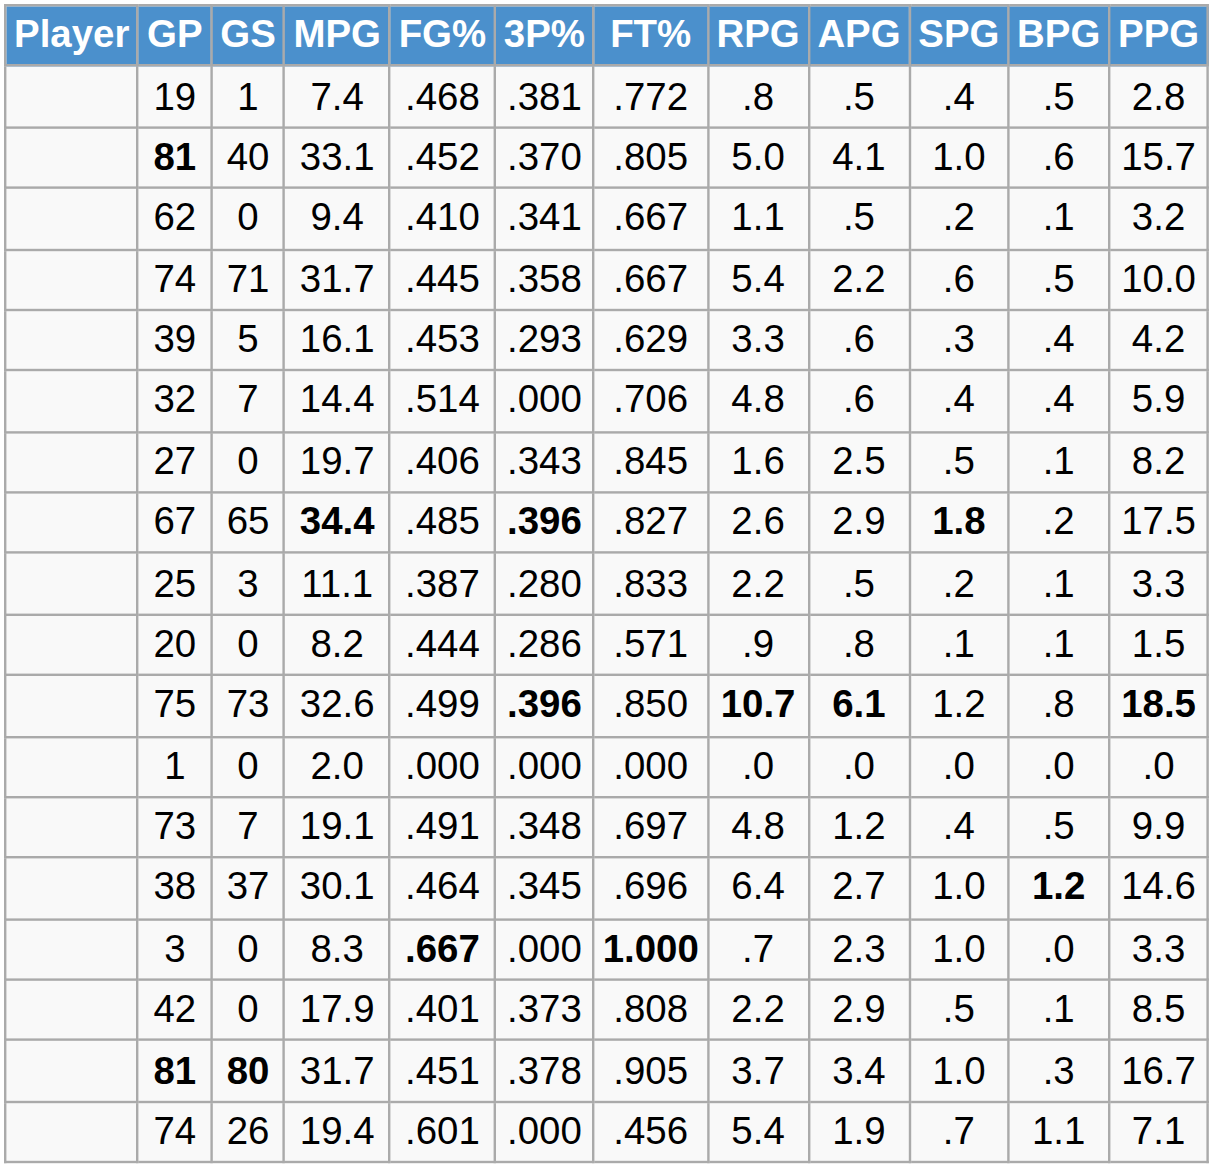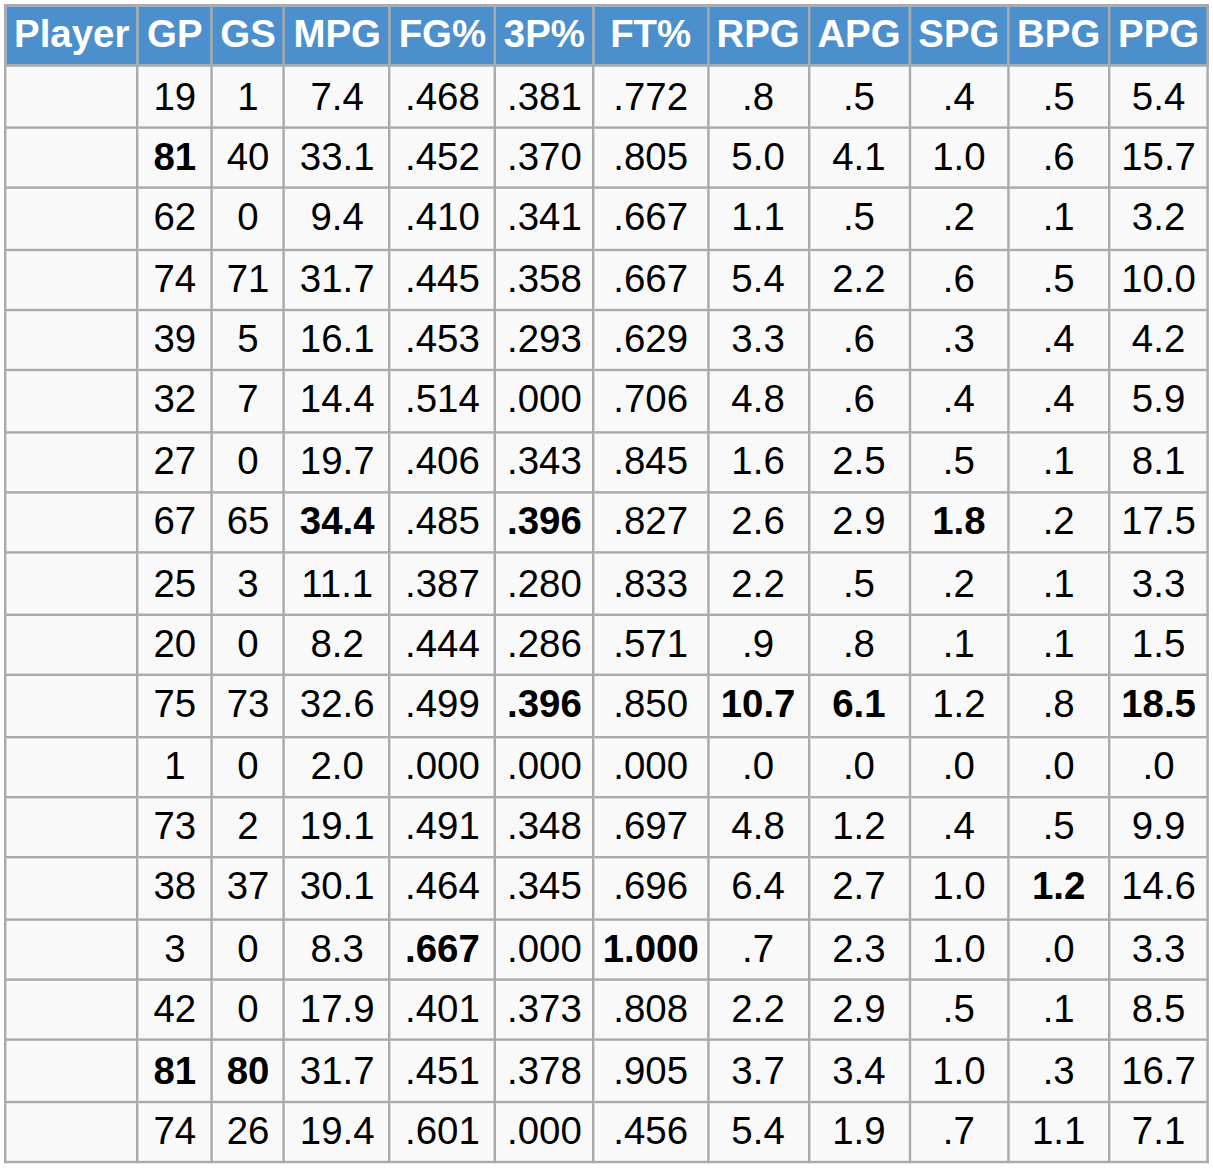(1159, 95) 2.8 -> (1159, 95) 5.4
(1159, 461) 8.2 -> (1159, 461) 8.1
(248, 826) 7 -> (248, 826) 2
